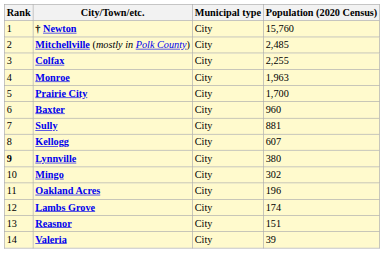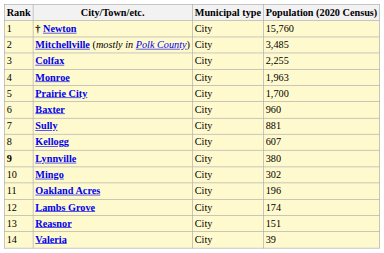(277, 45) 2,485 -> (277, 45) 3,485
